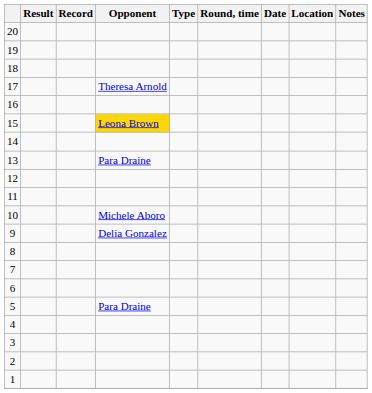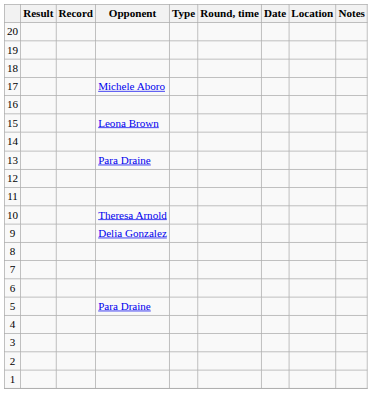(132, 87) Theresa Arnold -> (132, 87) Michele Aboro
(128, 123) gold background -> (128, 123) no background
(132, 215) Michele Aboro -> (132, 215) Theresa Arnold
